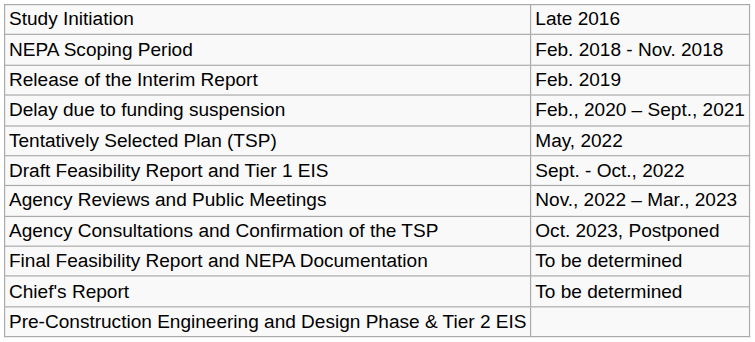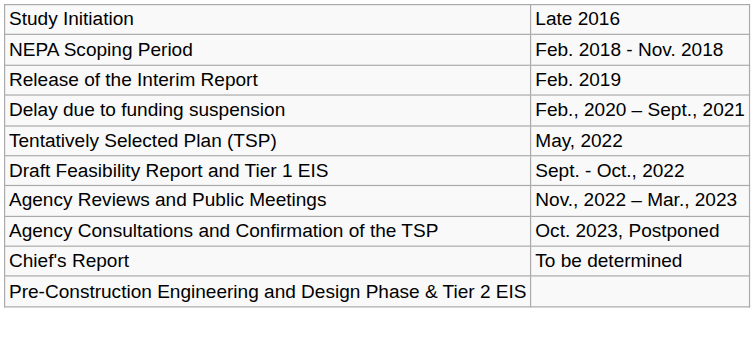- row: (218, 261)
